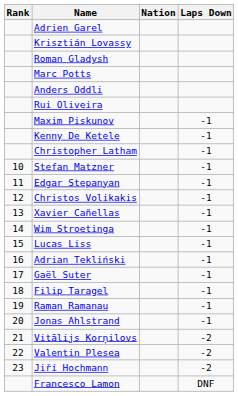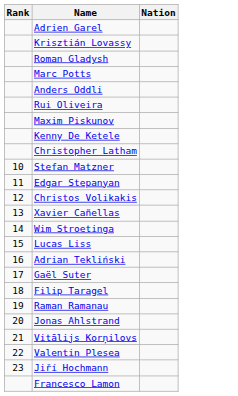- column: (206, 12)
